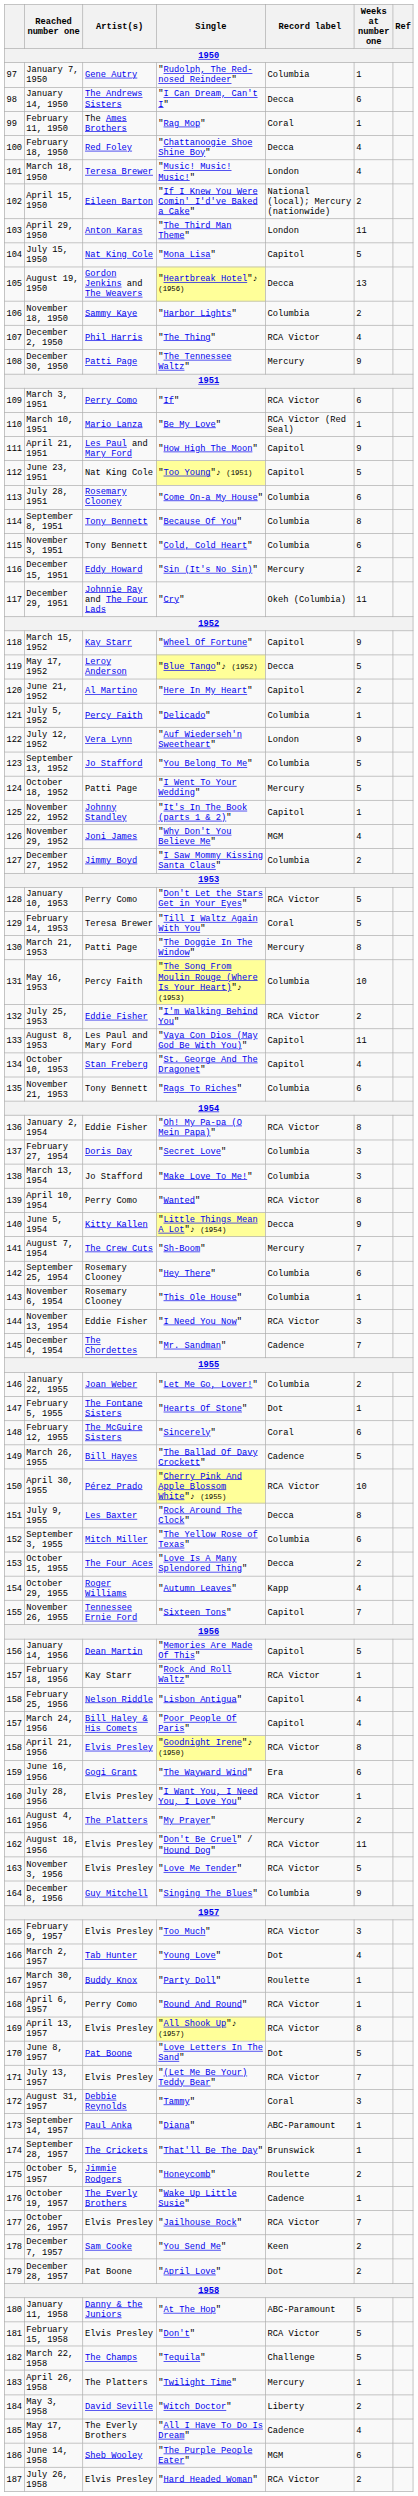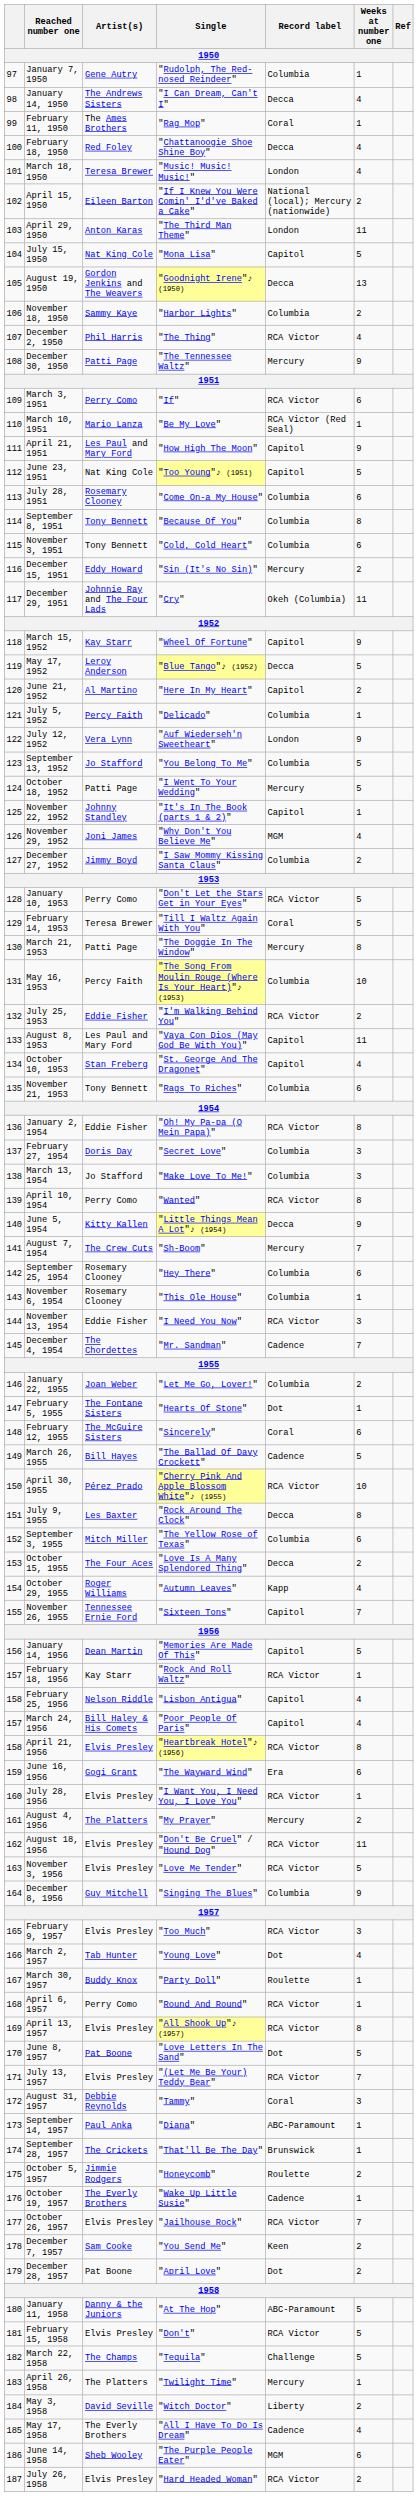(374, 99) 6 -> (374, 99) 4
(208, 284) "Heartbreak Hotel"♪ (1956) -> (205, 284) "Goodnight Irene"♪ (1950)
(205, 1748) "Goodnight Irene"♪ (1950) -> (208, 1748) "Heartbreak Hotel"♪ (1956)
